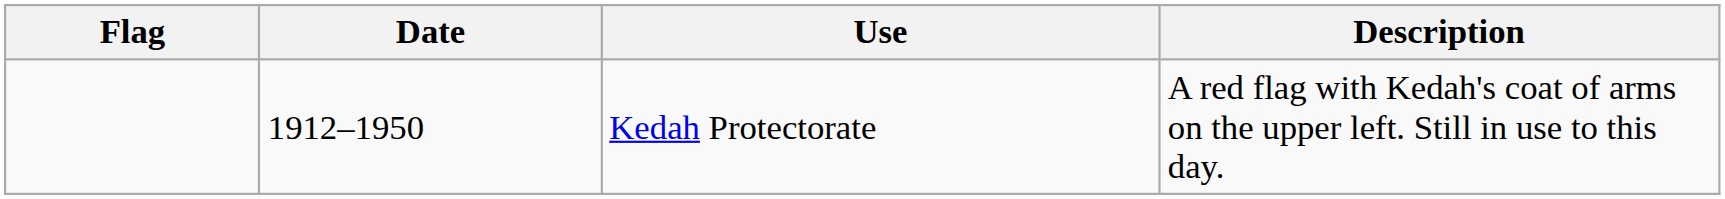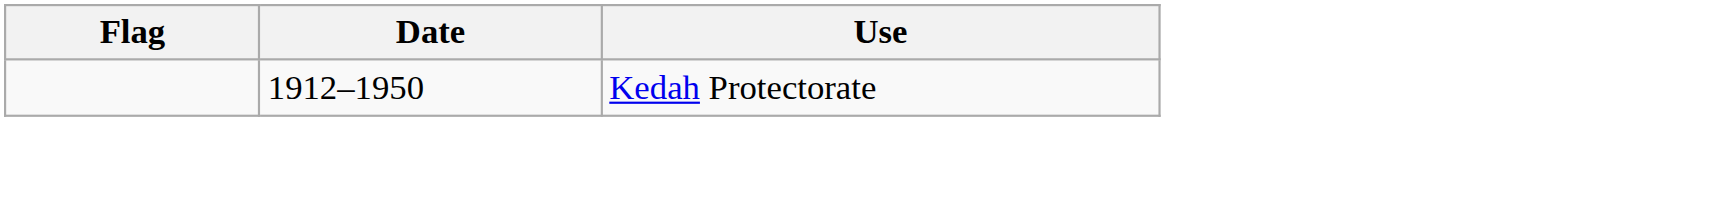- column: (1439, 32)
